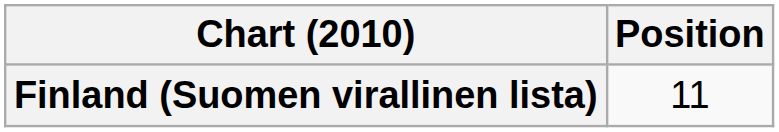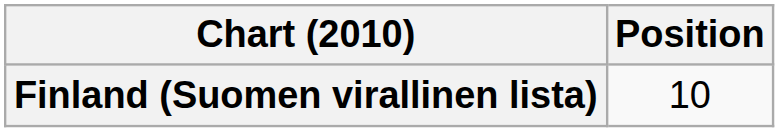(690, 94) 11 -> (690, 94) 10
